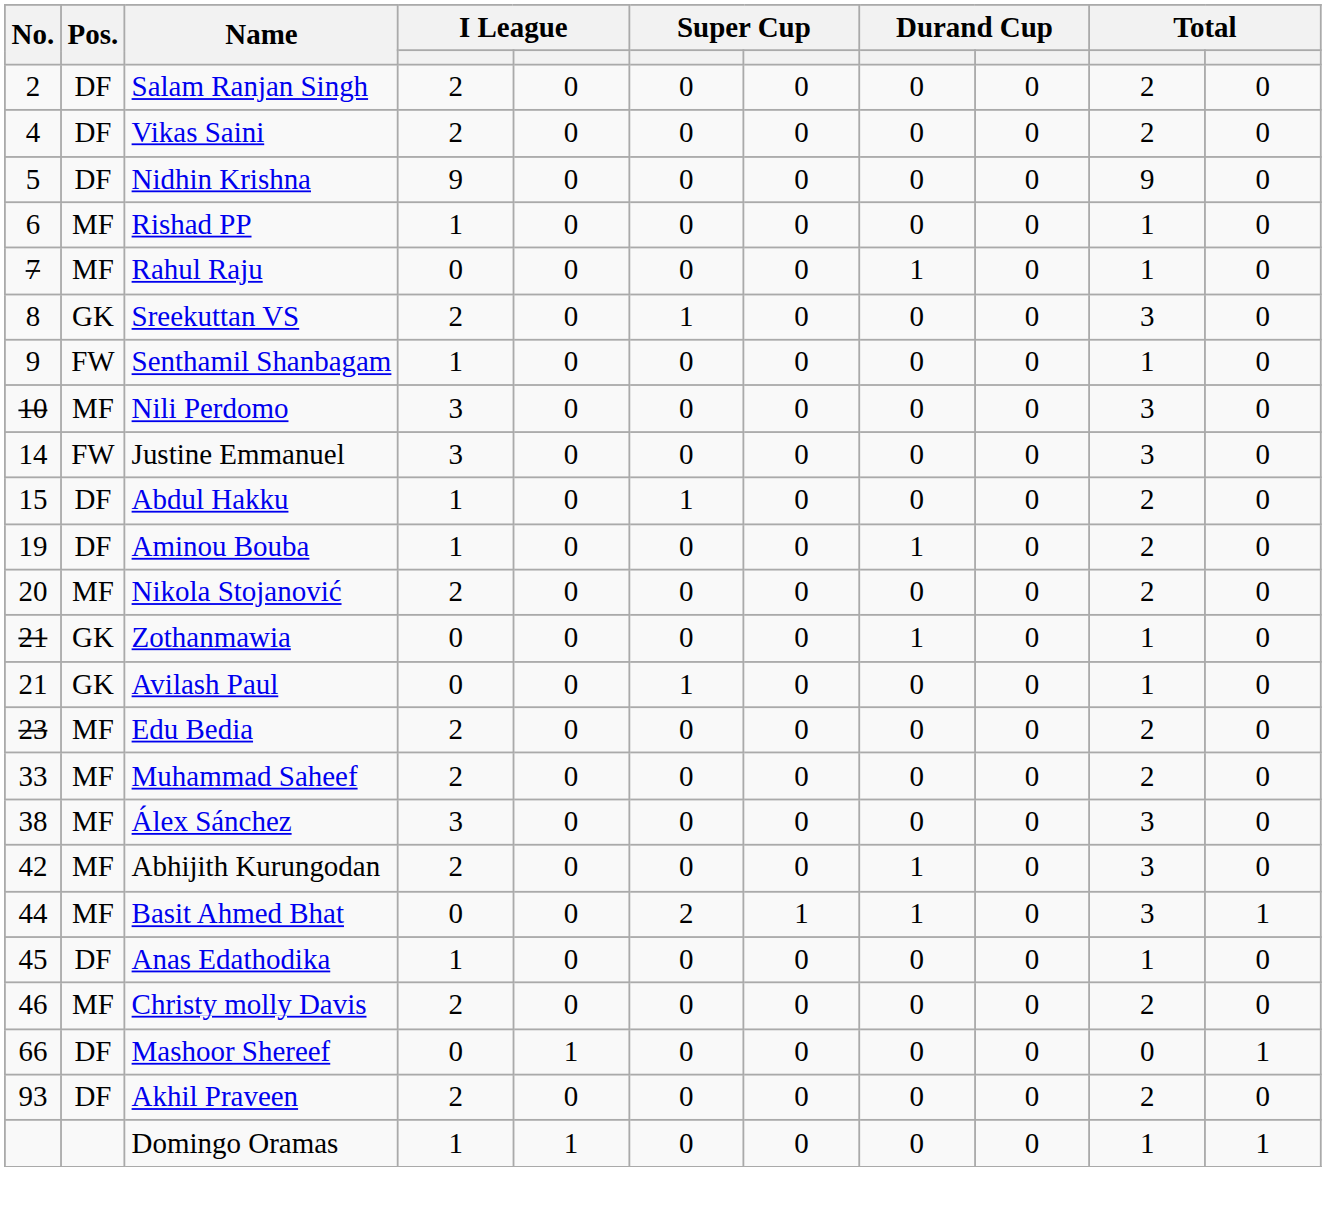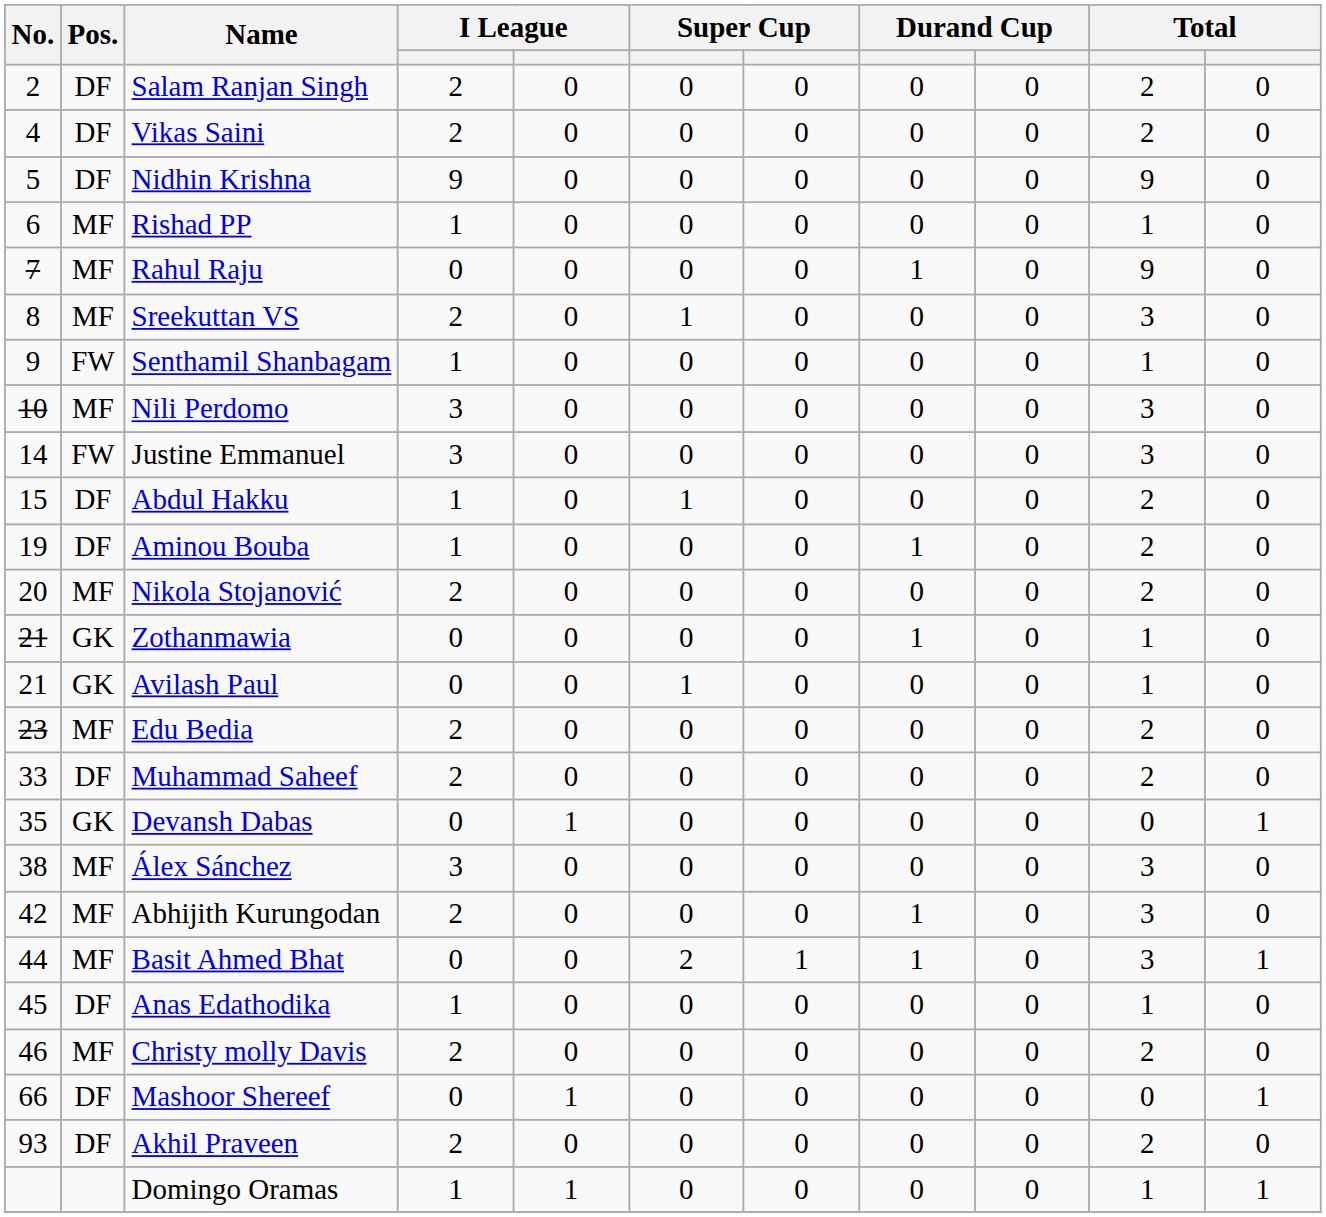(1147, 270) 1 -> (1147, 270) 9
(93, 316) GK -> (93, 316) MF
(93, 775) MF -> (93, 775) DF
+ row: (222, 821)
